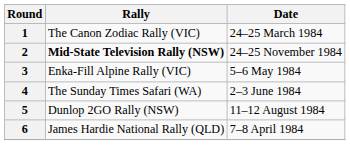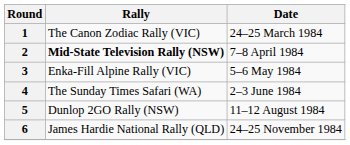(286, 52) 24–25 November 1984 -> (267, 52) 7–8 April 1984
(267, 129) 7–8 April 1984 -> (286, 129) 24–25 November 1984
